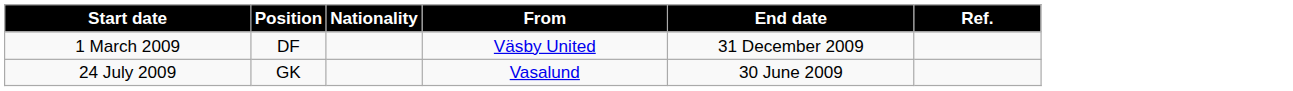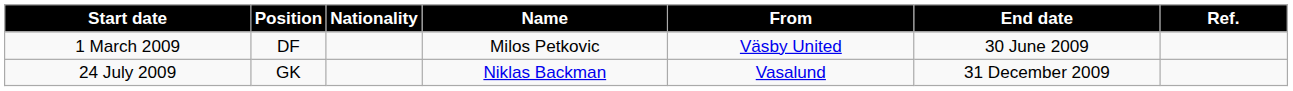+ column: (545, 19)
(791, 46) 31 December 2009 -> (1037, 46) 30 June 2009
(791, 73) 30 June 2009 -> (1037, 73) 31 December 2009
